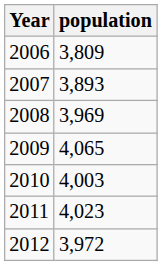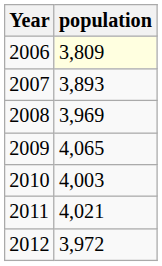(82, 52) no background -> (82, 52) lightyellow background
(82, 212) 4,023 -> (82, 212) 4,021
